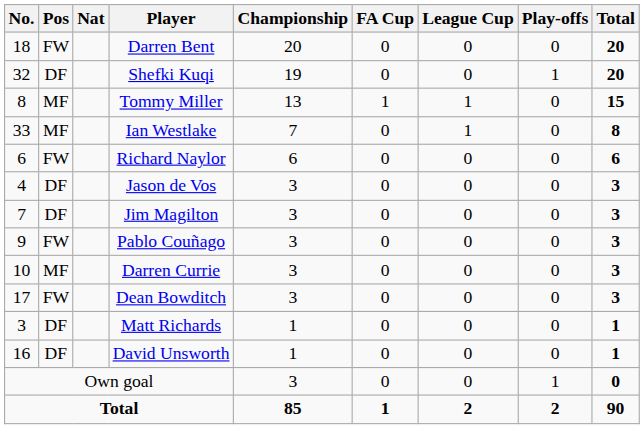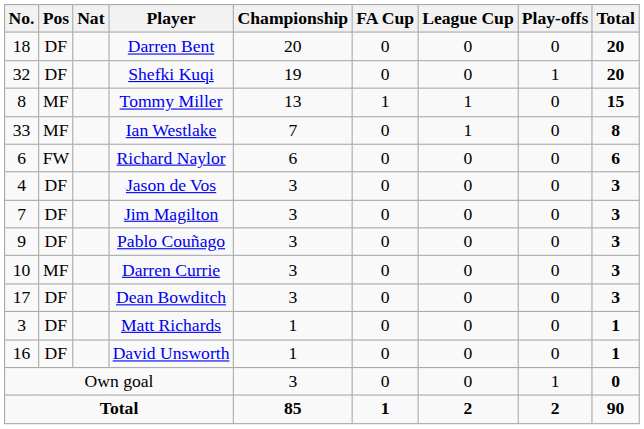(56, 46) FW -> (56, 46) DF
(56, 241) FW -> (56, 241) DF
(56, 297) FW -> (56, 297) DF
